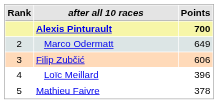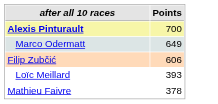- column: (19, 13)
(202, 29) bold -> (174, 29) normal
(202, 75) 396 -> (174, 75) 393
